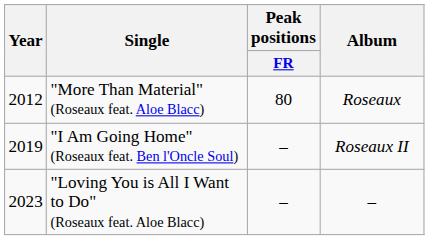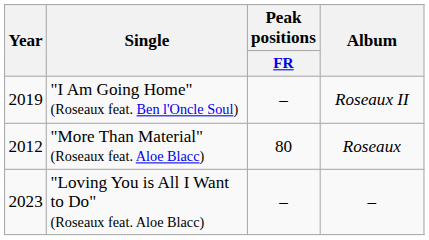rows swapped: (127, 99) <-> (144, 145)
